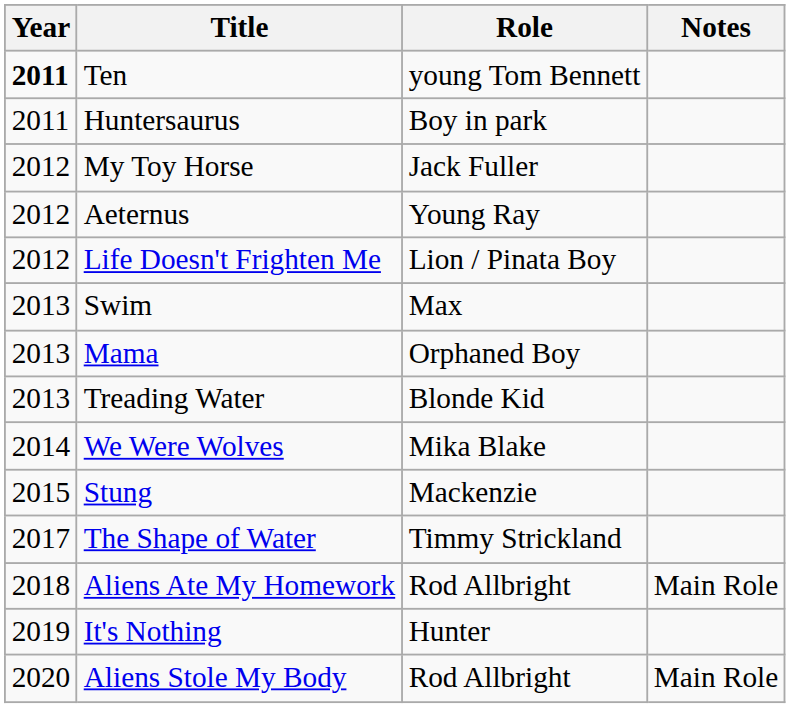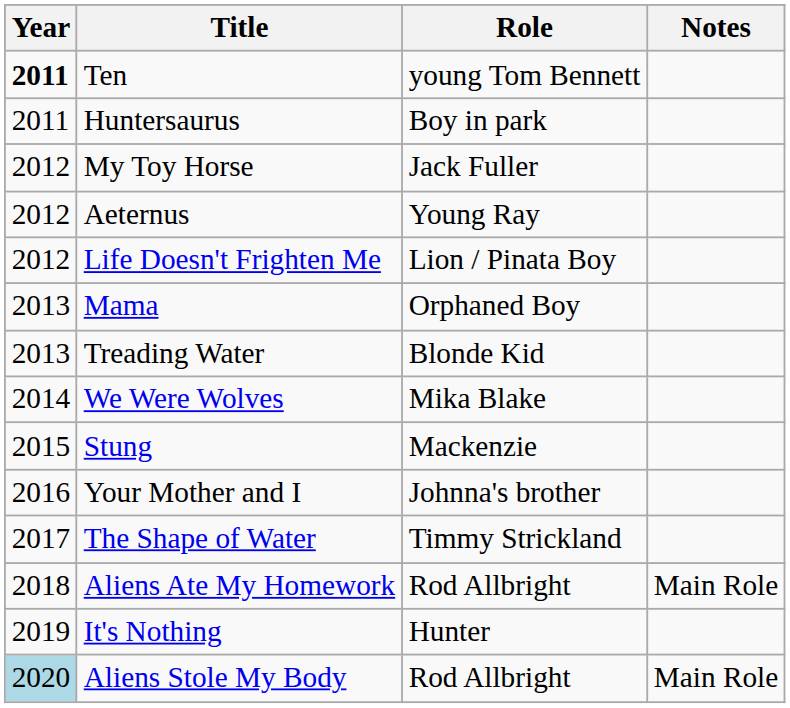- row: (118, 306)
+ row: (192, 492)
(41, 677) no background -> (41, 677) lightblue background
